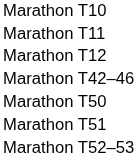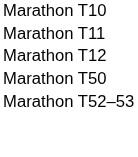- row: (69, 79)
- row: (55, 124)
